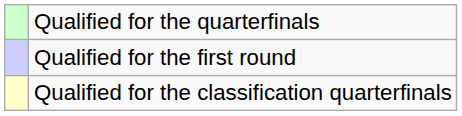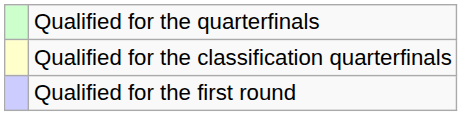rows swapped: (165, 57) <-> (243, 92)
